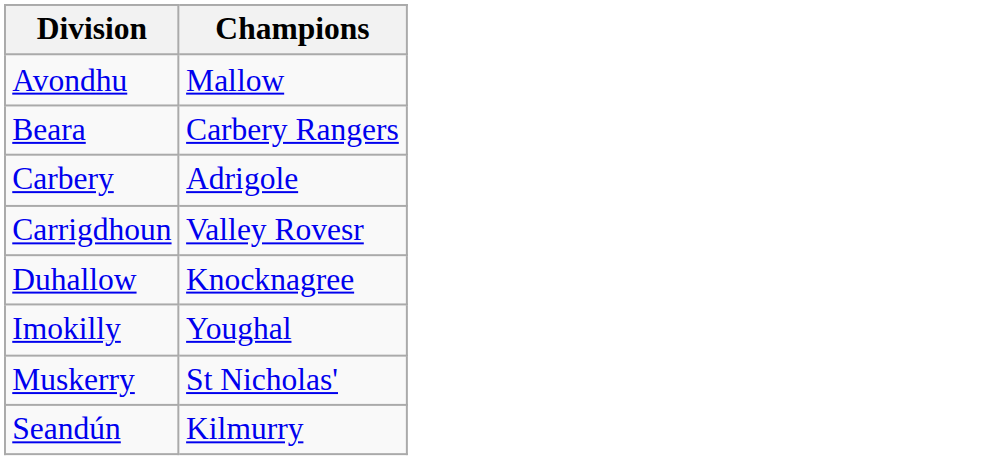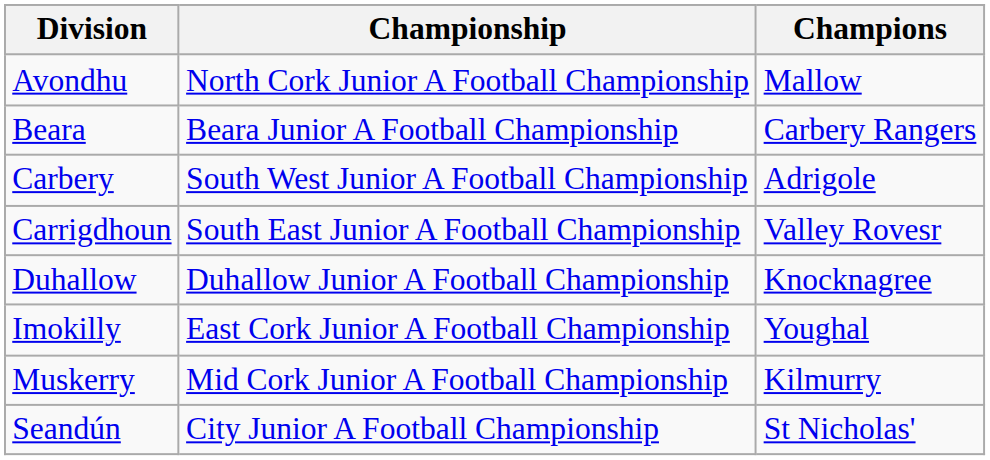+ column: (468, 29)
(262, 379) St Nicholas' -> (822, 379) Kilmurry
(245, 429) Kilmurry -> (840, 429) St Nicholas'
